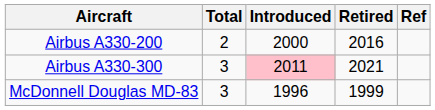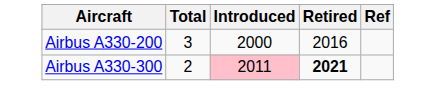(224, 42) 2 -> (188, 42) 3
(224, 67) 3 -> (188, 67) 2
(366, 67) normal -> (330, 67) bold
- row: (104, 92)
